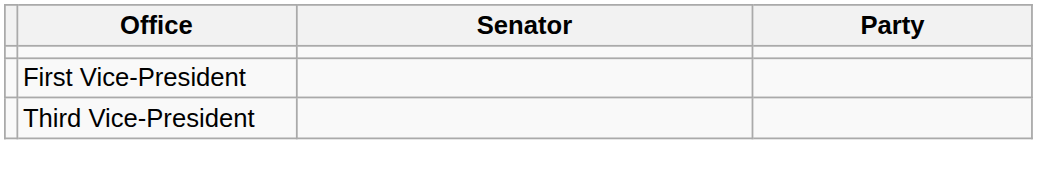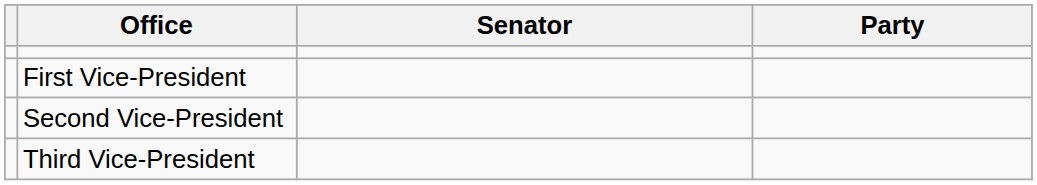+ row: (153, 119)
